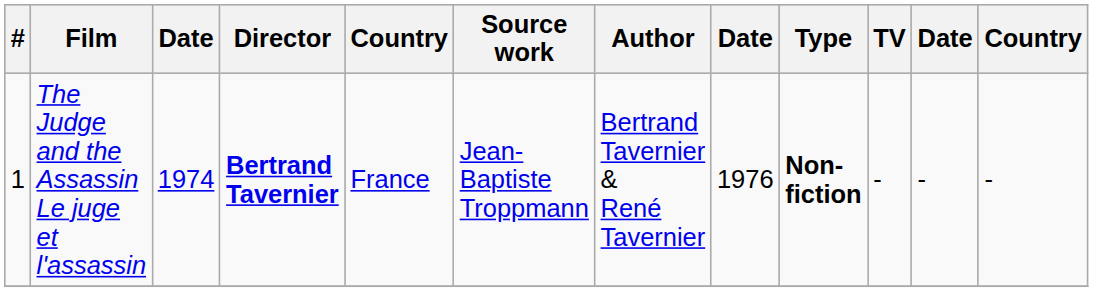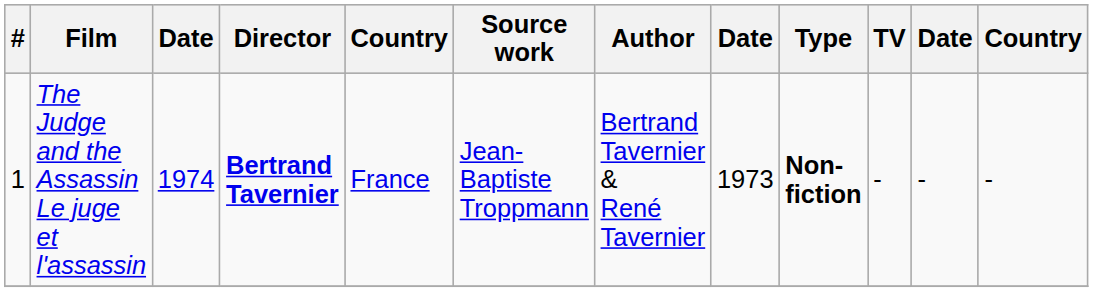(745, 179) 1976 -> (745, 179) 1973
